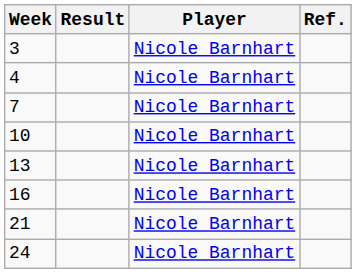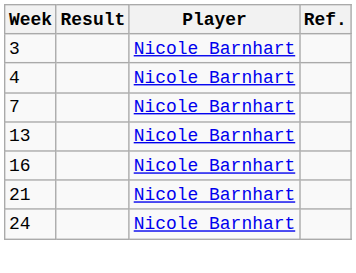- row: (20, 136)
